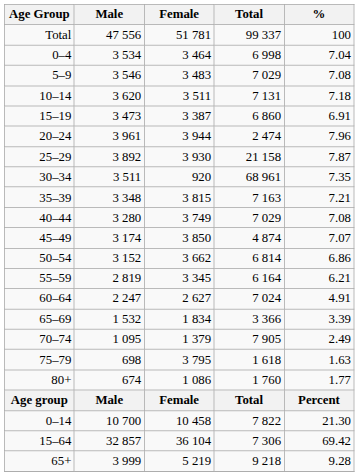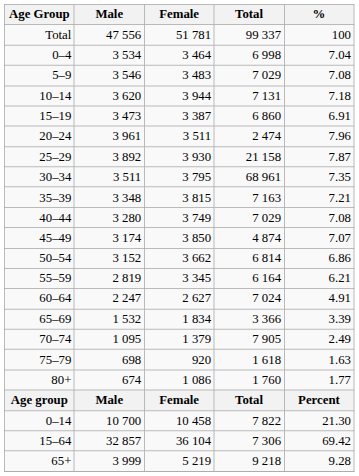(197, 95) 3 511 -> (197, 95) 3 944
(197, 136) 3 944 -> (197, 136) 3 511
(202, 177) 920 -> (197, 177) 3 795
(197, 359) 3 795 -> (202, 359) 920
